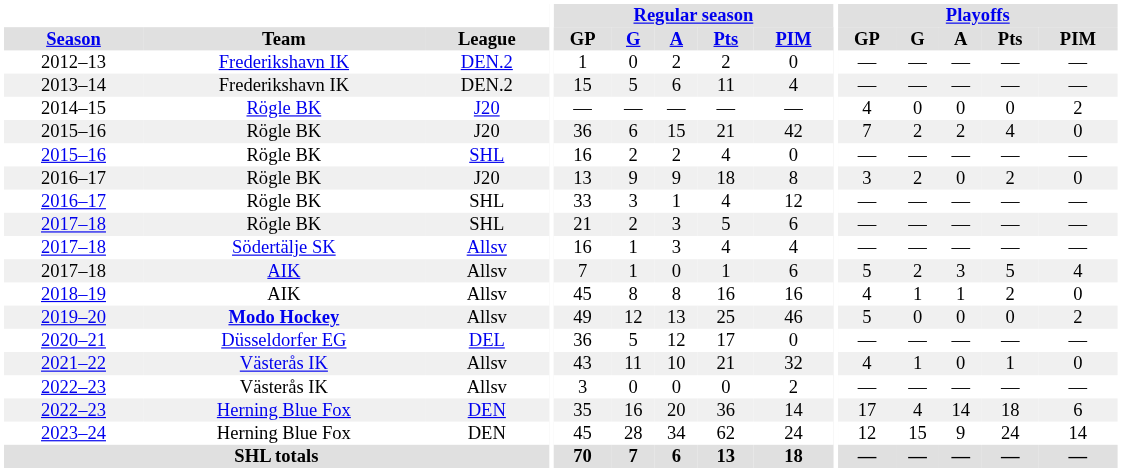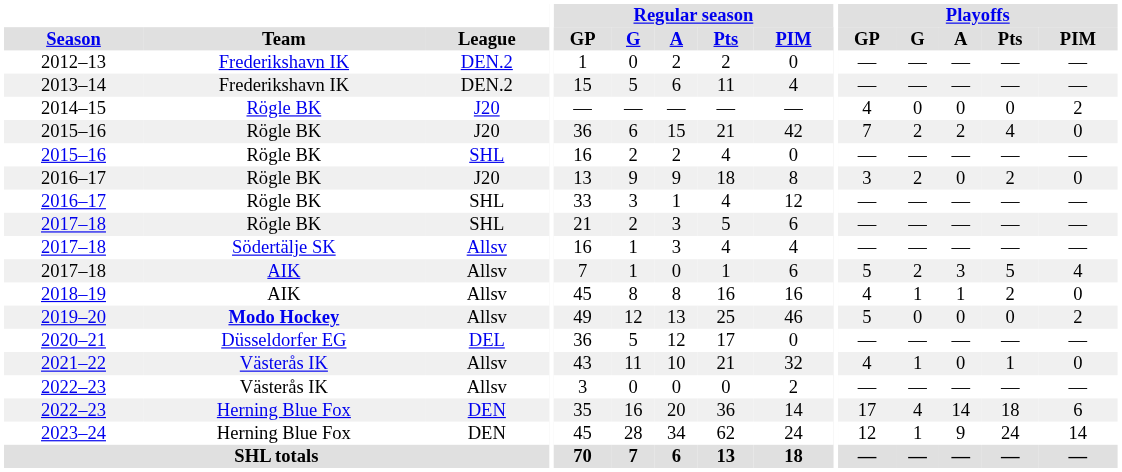(918, 433) 15 -> (918, 433) 1
